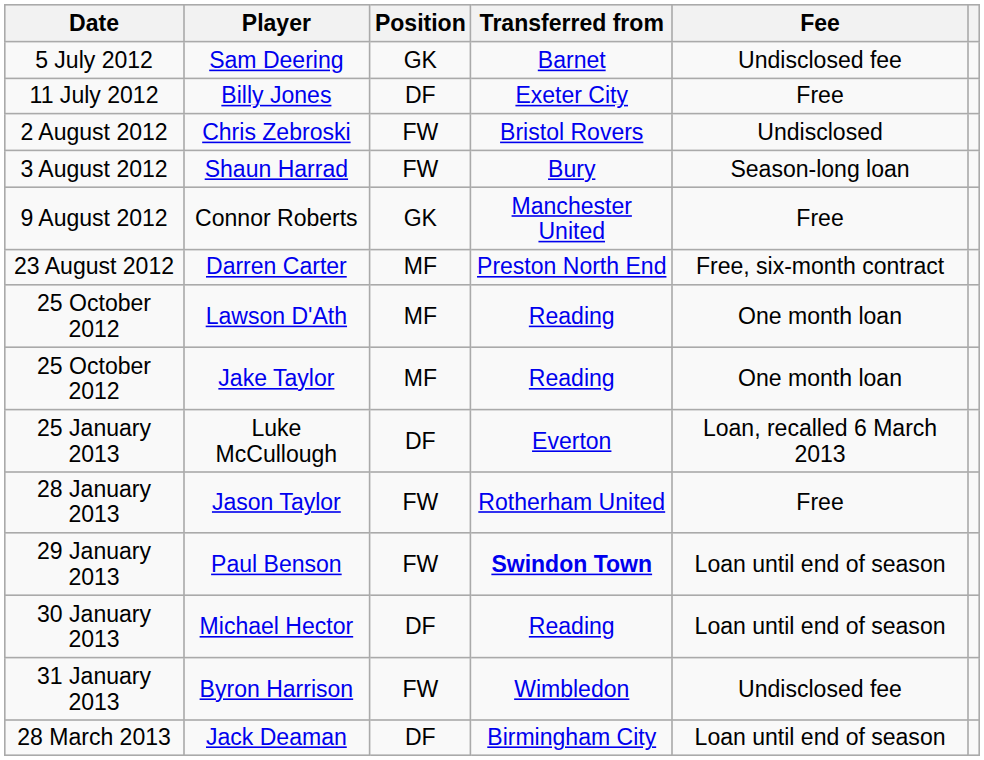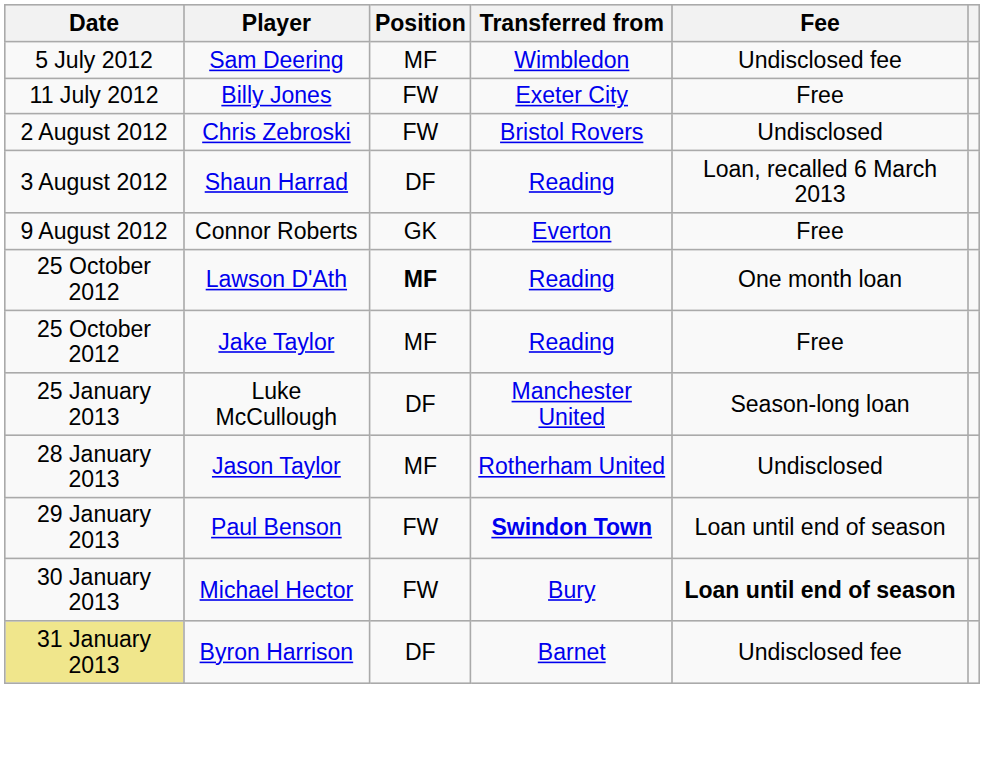(420, 60) GK -> (420, 60) MF
(572, 60) Barnet -> (572, 60) Wimbledon
(420, 96) DF -> (420, 96) FW
(420, 169) FW -> (420, 182) DF
(572, 169) Bury -> (572, 182) Reading
(820, 169) Season-long loan -> (820, 182) Loan, recalled 6 March 2013
(572, 218) Manchester United -> (572, 231) Everton
- row: (276, 267)
(420, 317) normal -> (420, 280) bold
(820, 379) One month loan -> (820, 342) Free
(572, 441) Everton -> (572, 404) Manchester United
(820, 441) Loan, recalled 6 March 2013 -> (820, 404) Season-long loan
(420, 503) FW -> (420, 466) MF
(820, 503) Free -> (820, 466) Undisclosed
(420, 627) DF -> (420, 590) FW
(572, 627) Reading -> (572, 590) Bury
(820, 627) normal -> (820, 590) bold
(94, 689) no background -> (94, 652) khaki background
(420, 689) FW -> (420, 652) DF
(572, 689) Wimbledon -> (572, 652) Barnet
- row: (276, 738)
